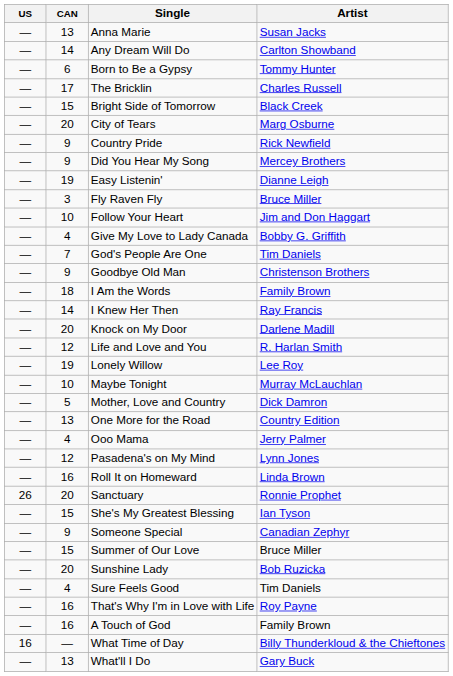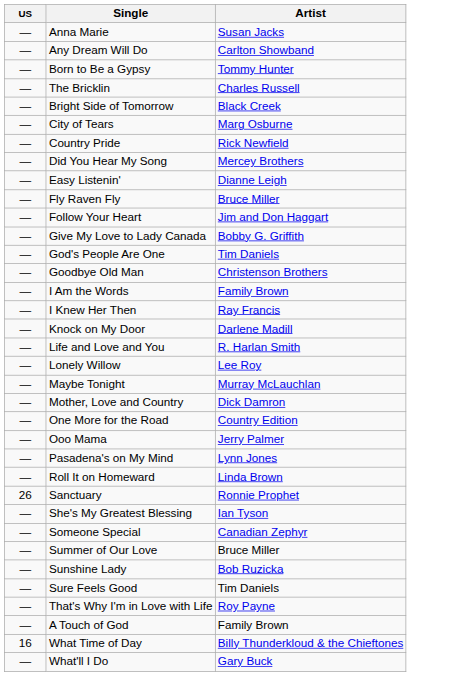- column: (67, 14)
